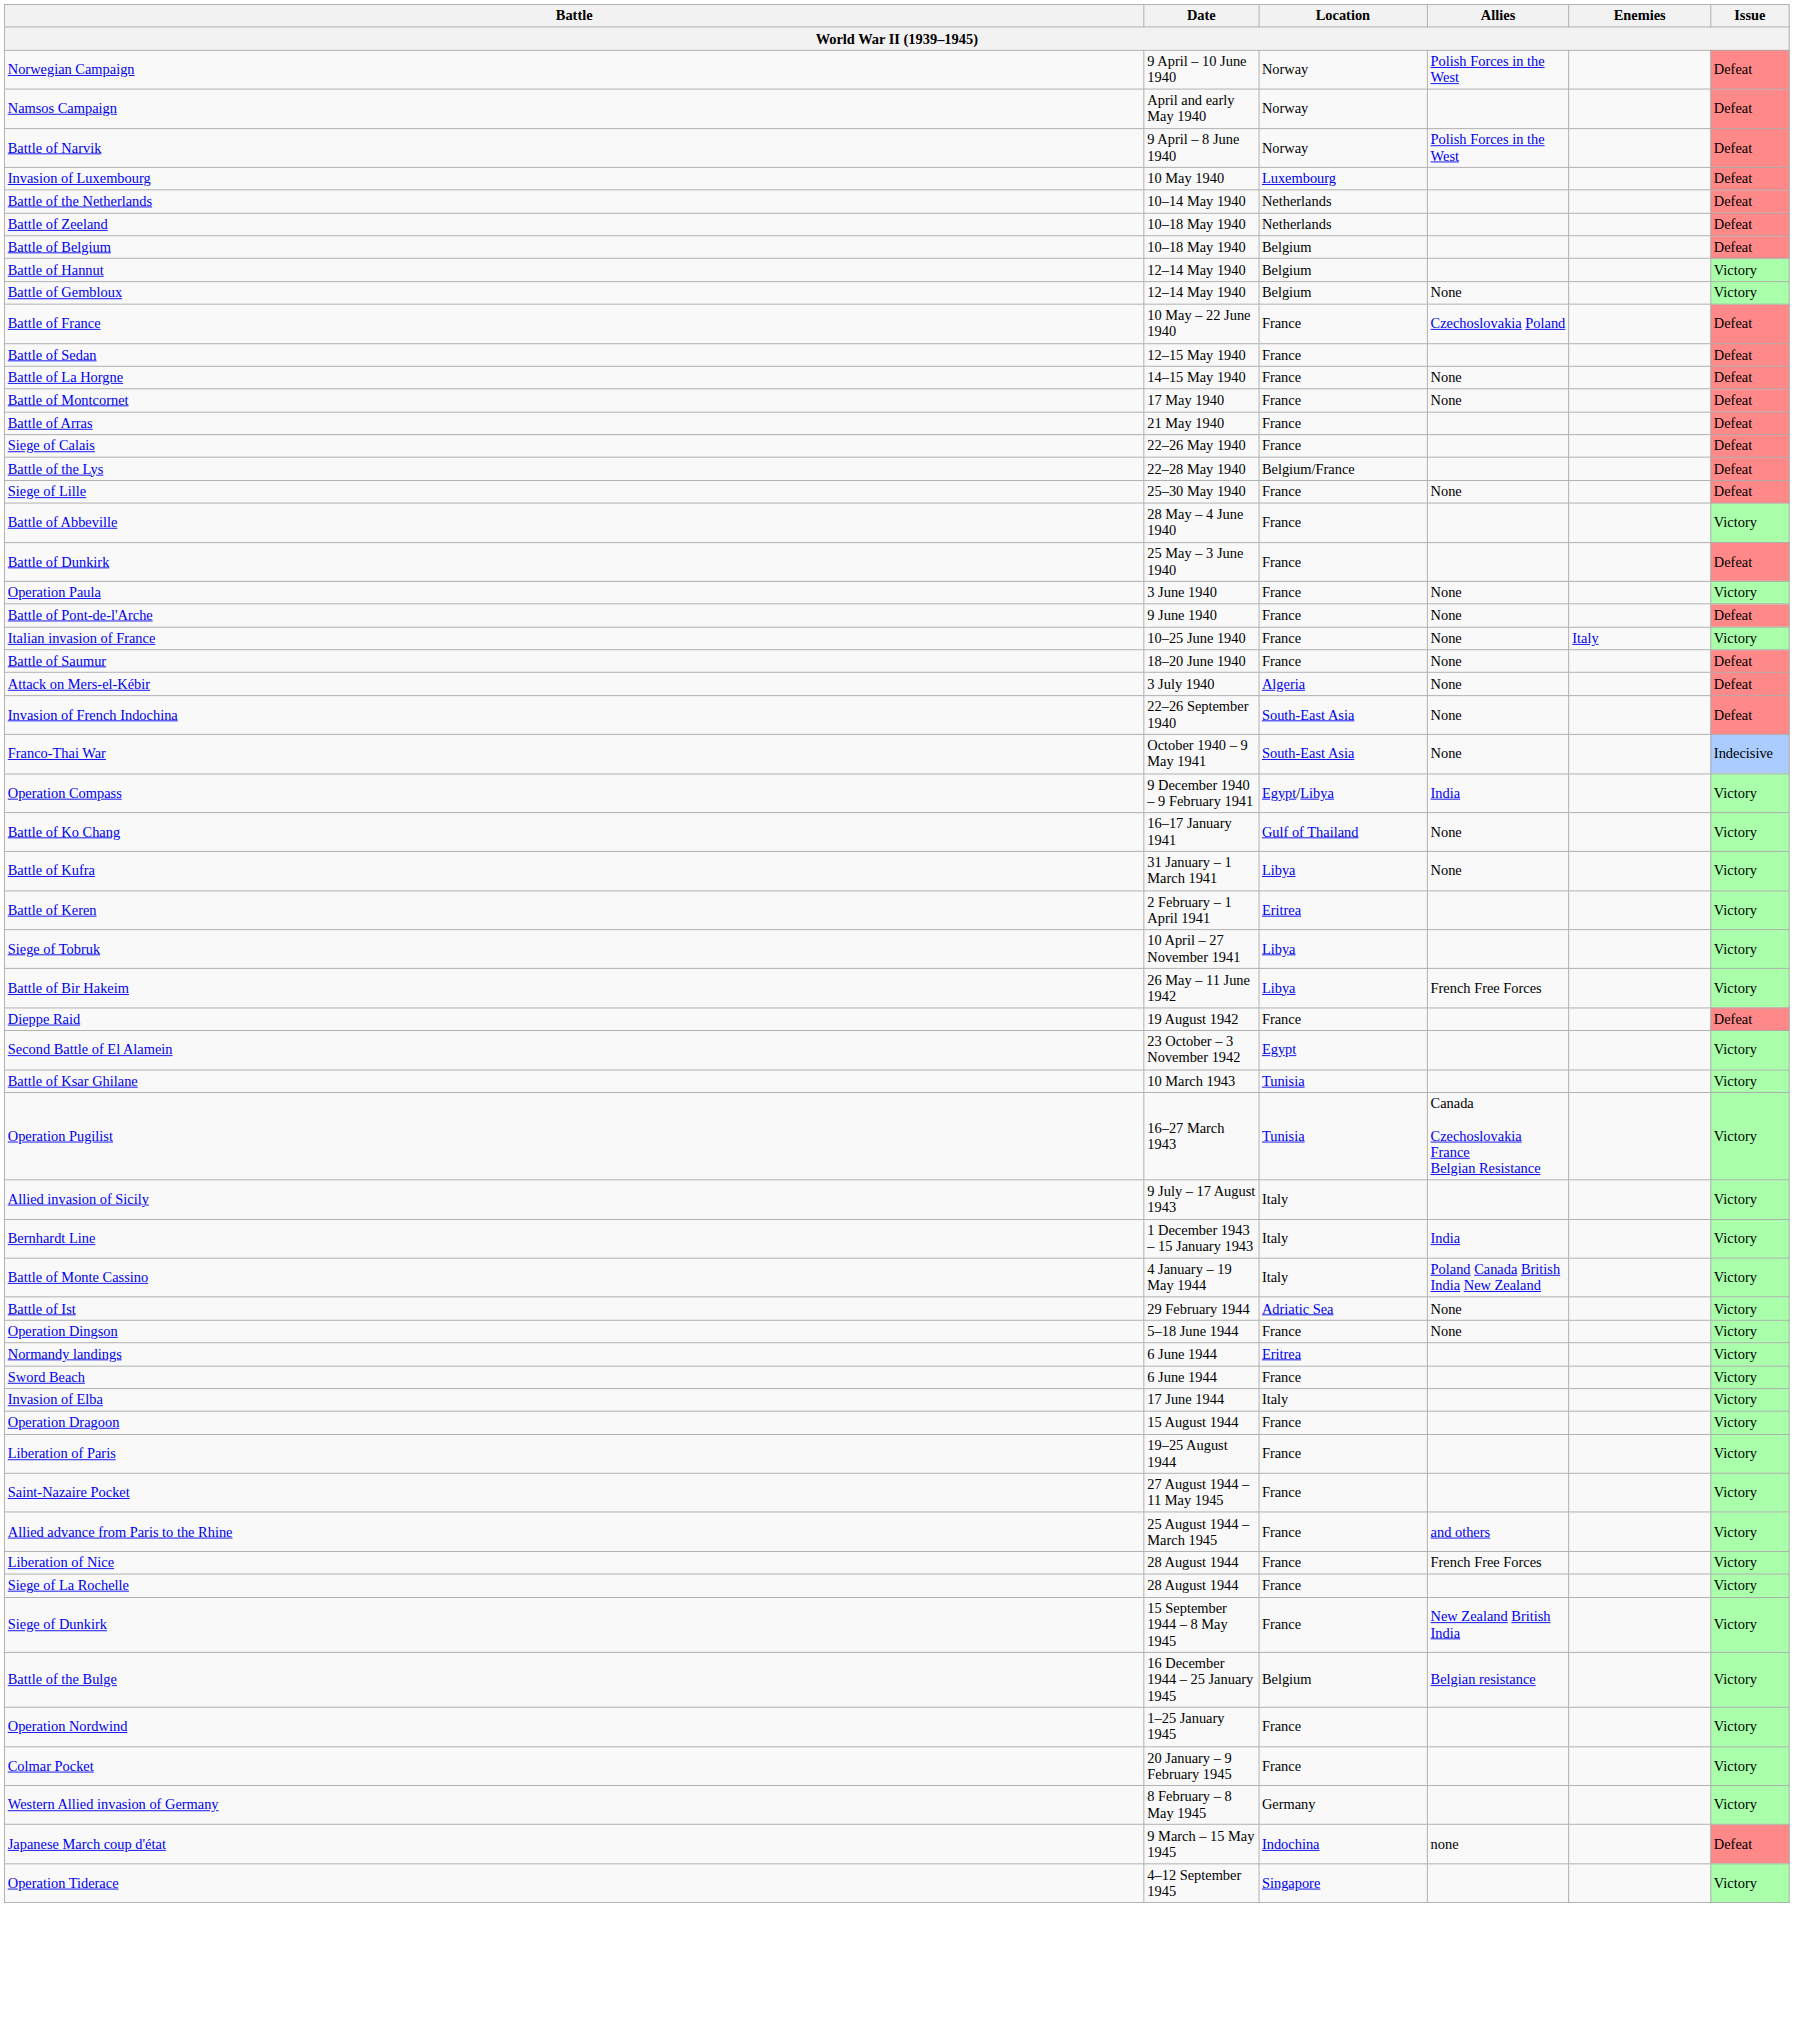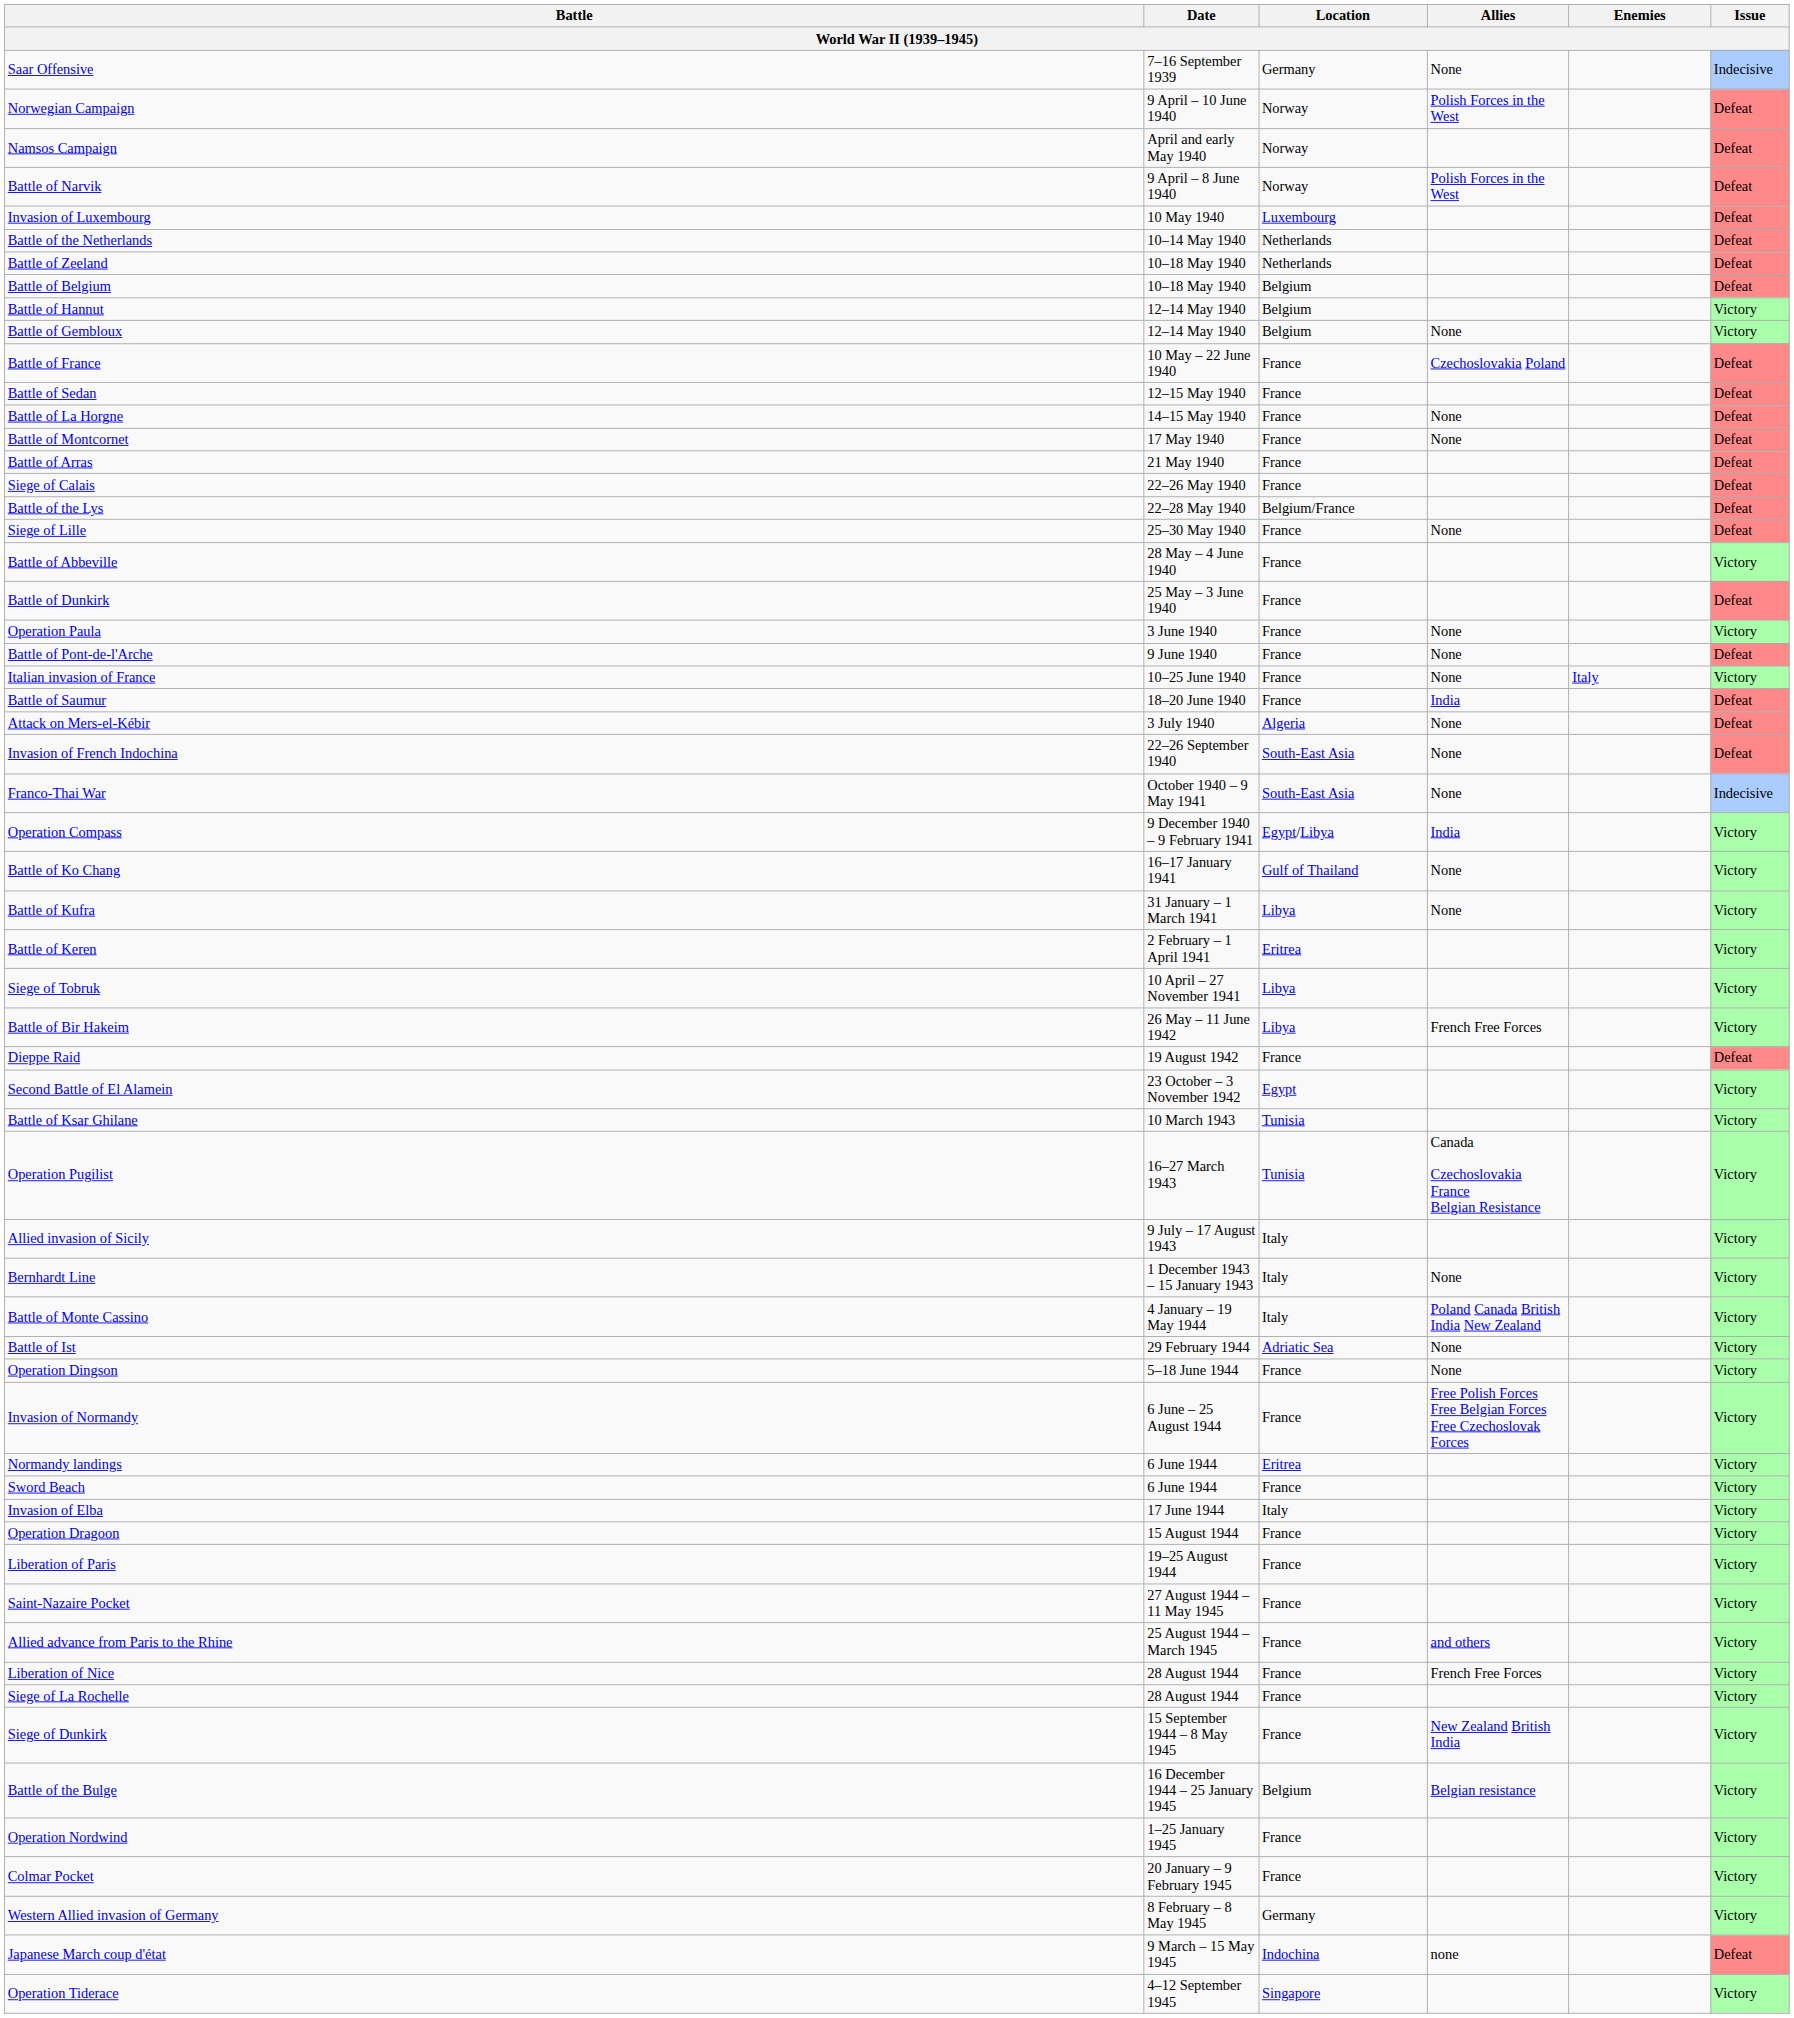+ row: (51, 69)
(1446, 661) None -> (1445, 700) India
(1445, 1238) India -> (1446, 1277) None
+ row: (73, 1417)
